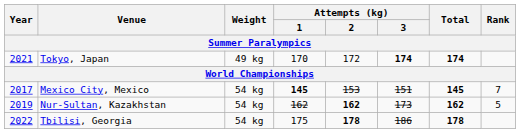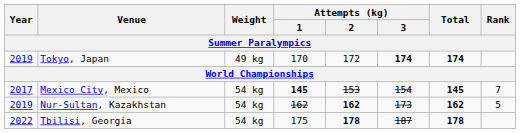(21, 58) 2021 -> (21, 58) 2019
(403, 89) 151 -> (403, 89) 154
(403, 120) 186 -> (403, 120) 187
